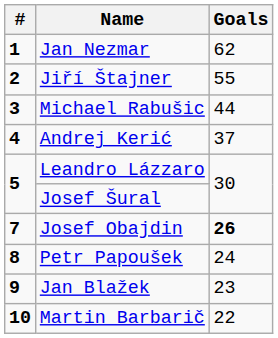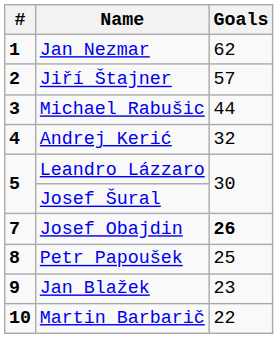(225, 79) 55 -> (225, 79) 57
(225, 139) 37 -> (225, 139) 32
(225, 259) 24 -> (225, 259) 25
